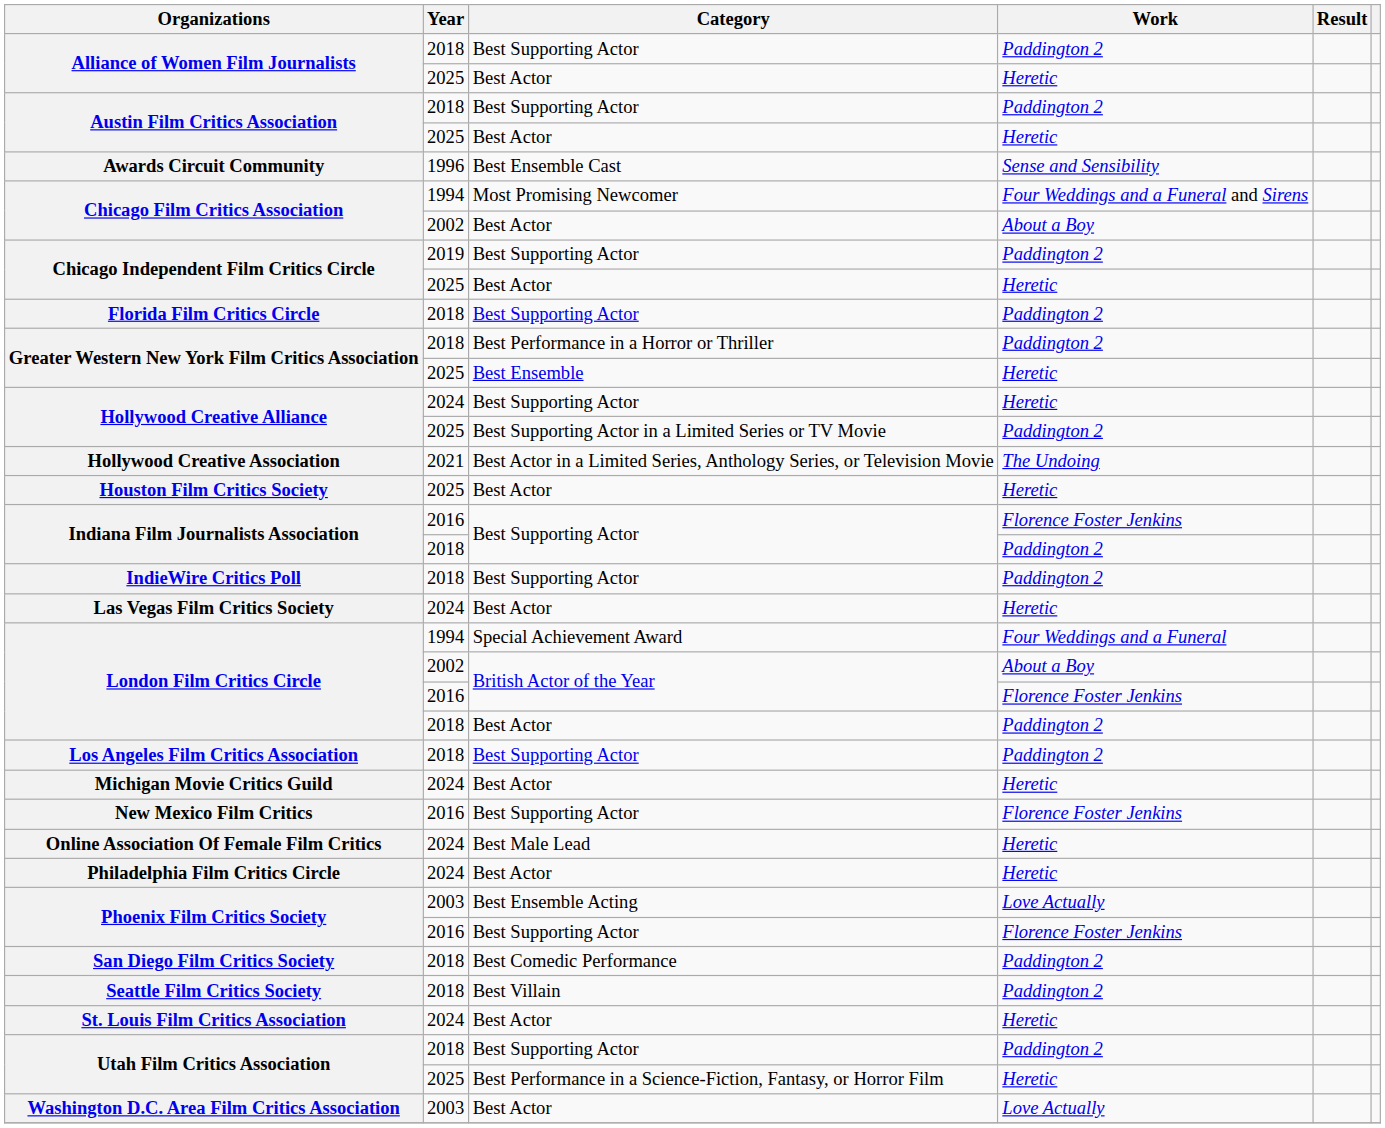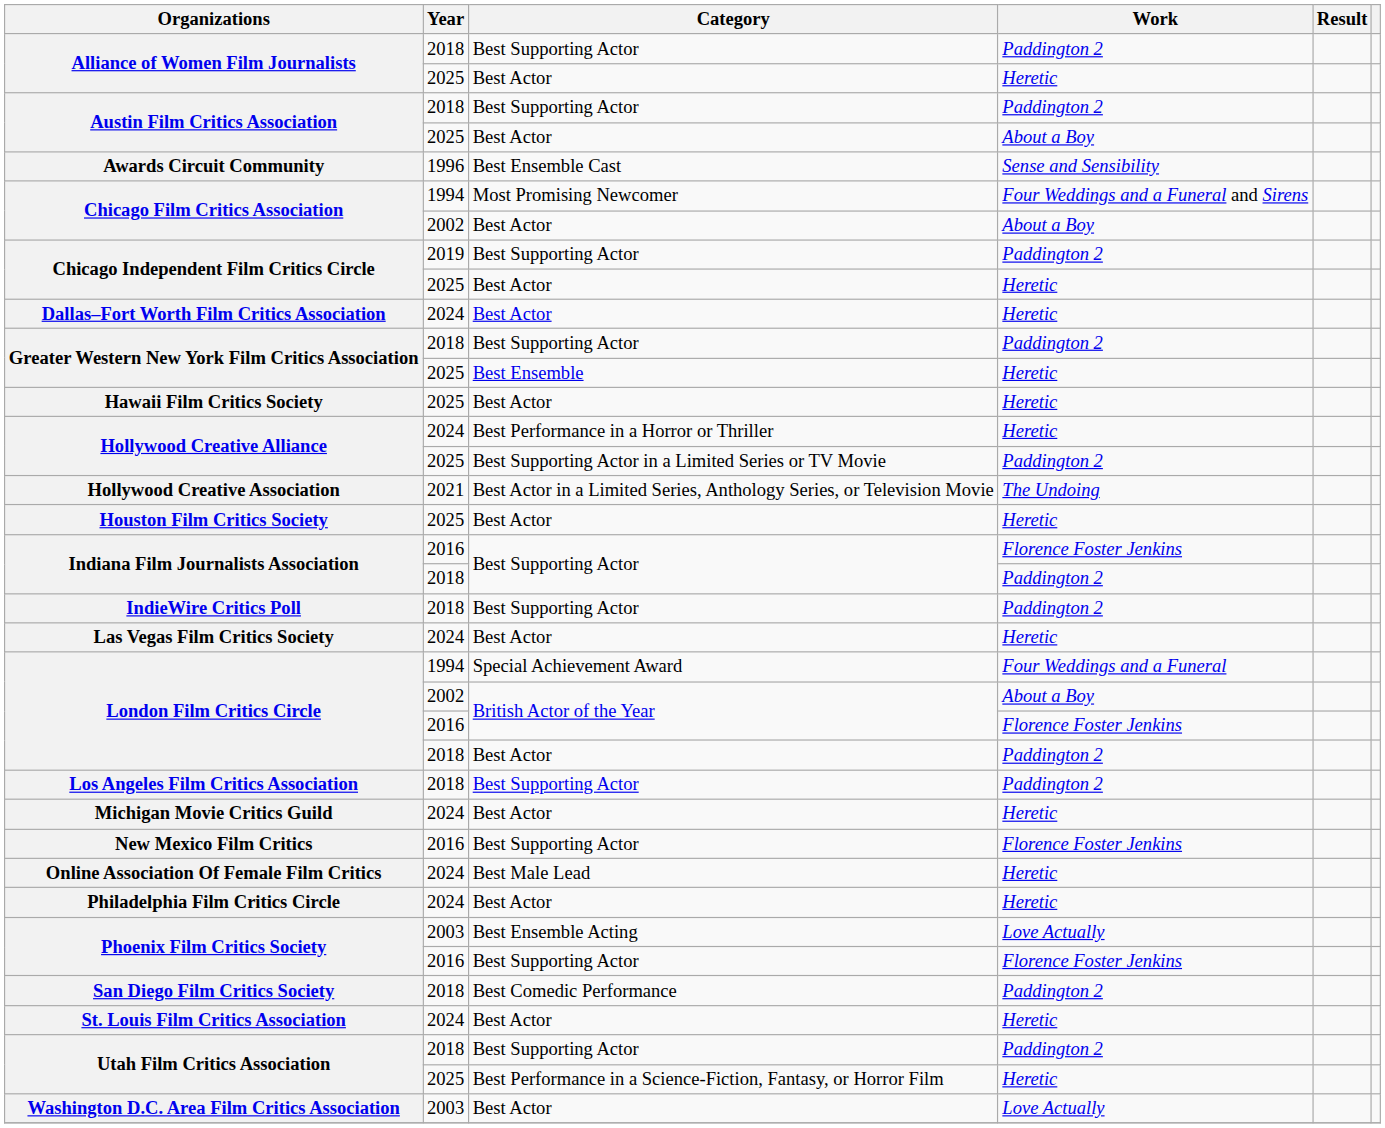(1030, 136) Heretic -> (1048, 136) About a Boy
+ row: (214, 313)
- row: (214, 313)
(623, 343) Best Performance in a Horror or Thriller -> (556, 343) Best Supporting Actor
+ row: (214, 401)
(556, 401) Best Supporting Actor -> (623, 431) Best Performance in a Horror or Thriller
- row: (214, 990)
